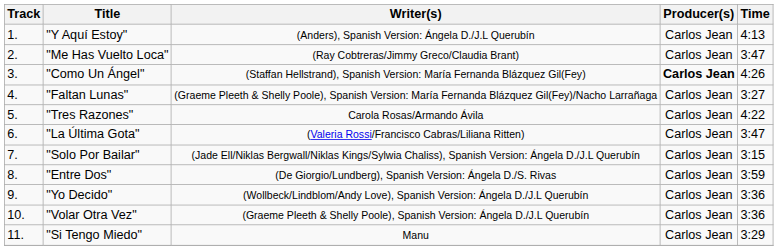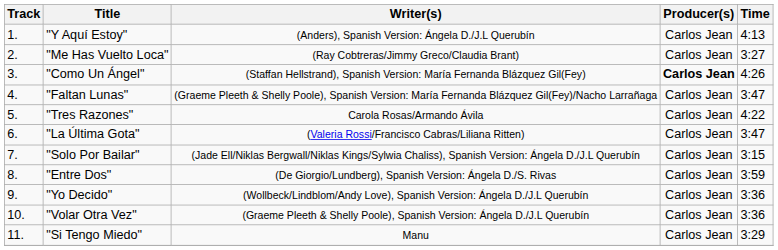(753, 54) 3:47 -> (753, 54) 3:27
(753, 94) 3:27 -> (753, 94) 3:47
